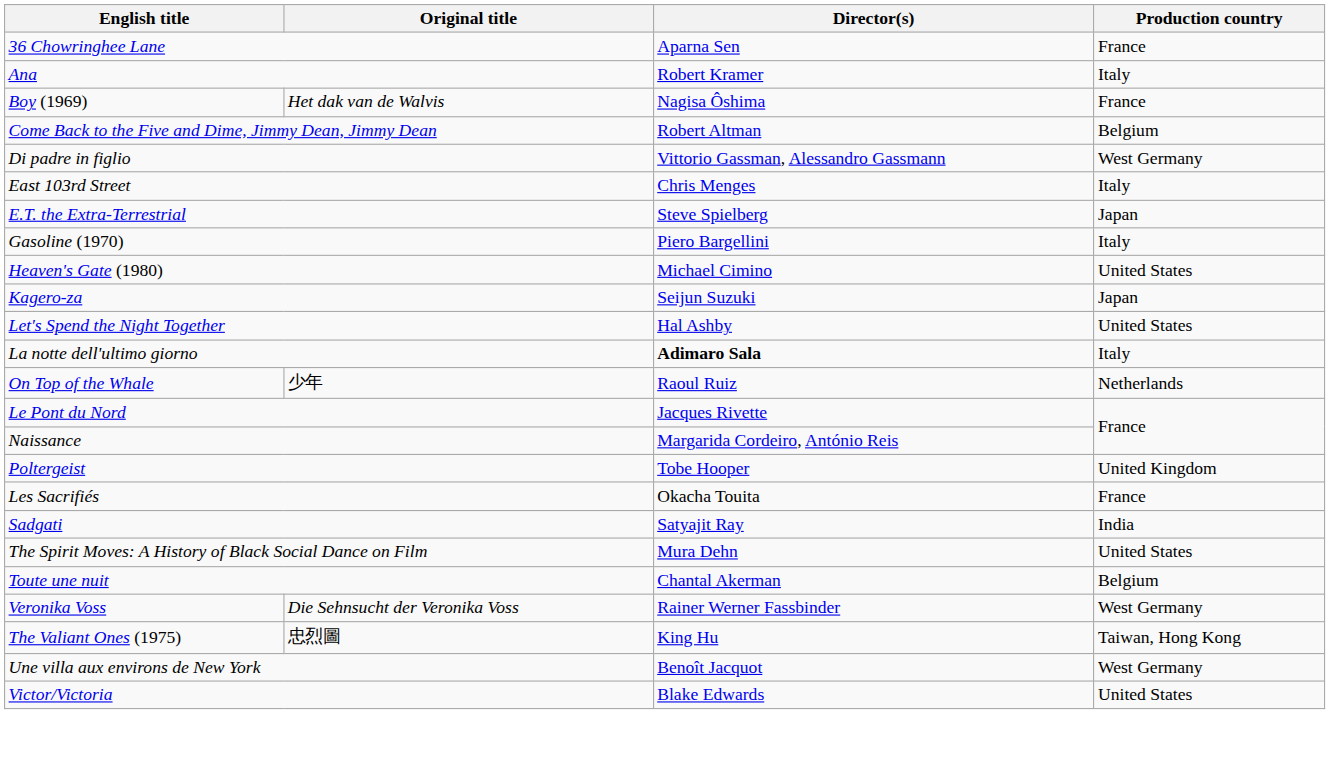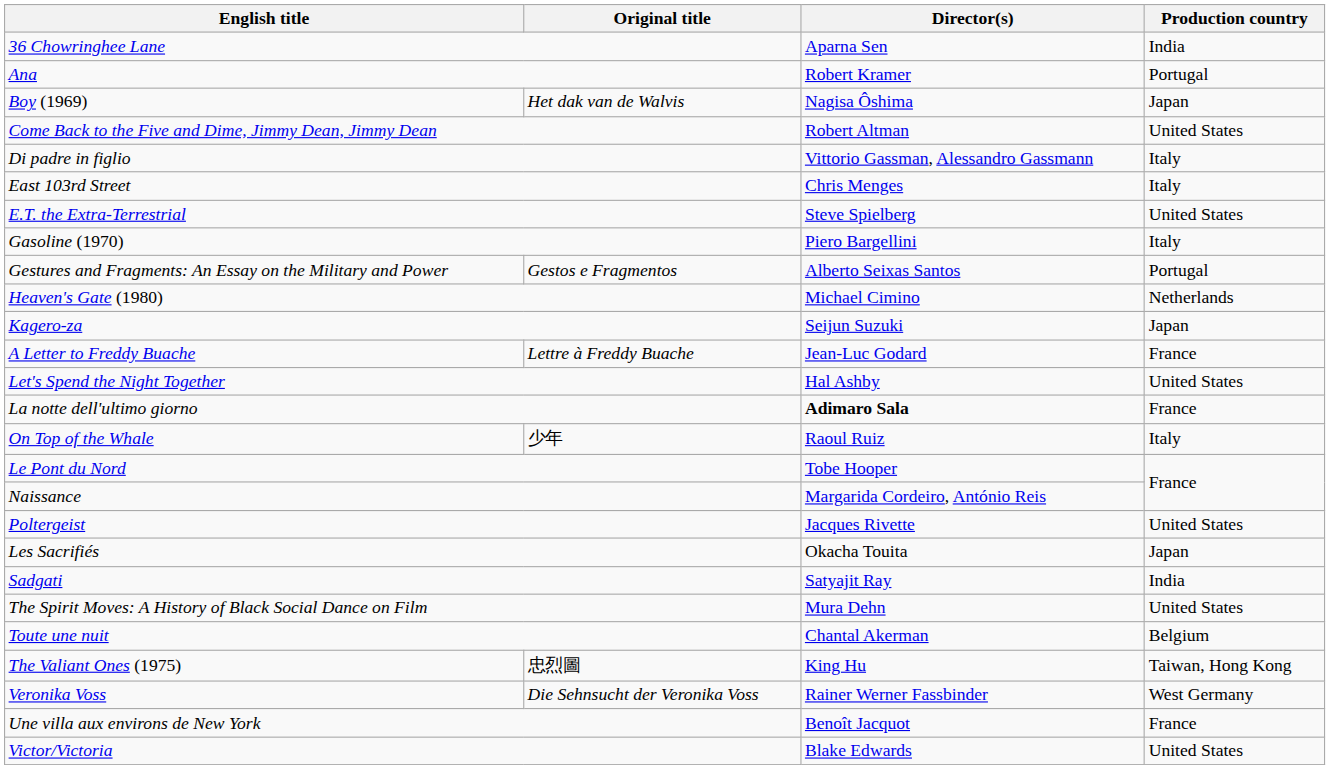(1122, 46) France -> (1167, 46) India
(1114, 74) Italy -> (1178, 74) Portugal
(1122, 102) France -> (1169, 102) Japan
(1128, 130) Belgium -> (1196, 130) United States
(1150, 158) West Germany -> (1165, 158) Italy
(1118, 213) Japan -> (1196, 213) United States
+ row: (228, 269)
(1145, 269) United States -> (1191, 297) Netherlands
+ row: (102, 353)
(1114, 353) Italy -> (1173, 409) France
(1141, 382) Netherlands -> (1165, 438) Italy
(712, 412) Jacques Rivette -> (851, 468) Tobe Hooper
(703, 468) Tobe Hooper -> (860, 524) Jacques Rivette
(1157, 468) United Kingdom -> (1196, 524) United States
(1122, 496) France -> (1169, 552) Japan
rows swapped: (95, 637) <-> (57, 607)
(1150, 667) West Germany -> (1173, 722) France
